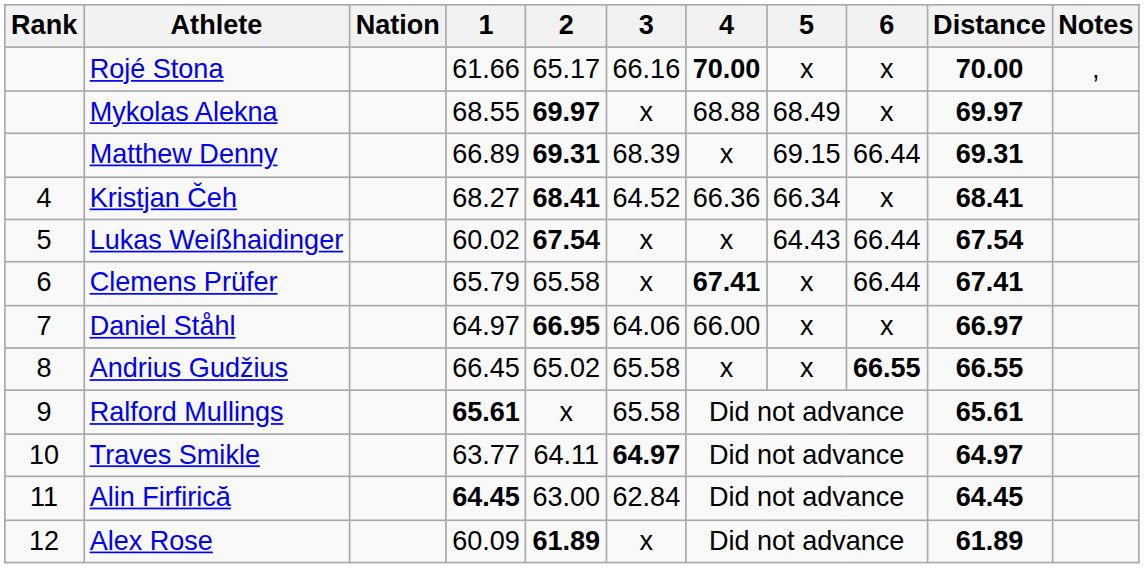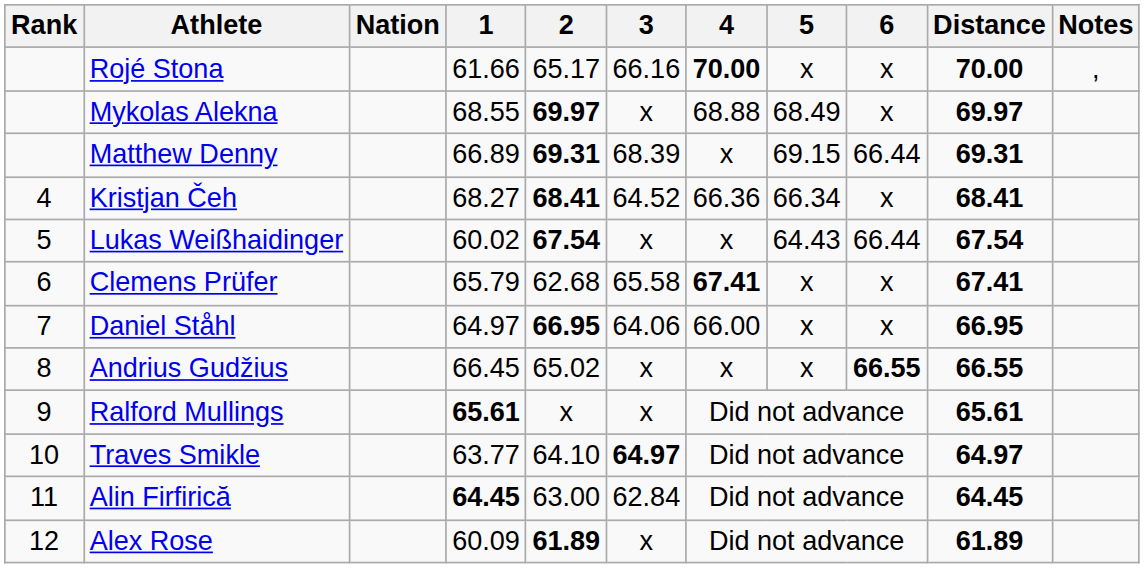(566, 283) 65.58 -> (566, 283) 62.68
(646, 283) x -> (646, 283) 65.58
(887, 283) 66.44 -> (887, 283) x
(989, 326) 66.97 -> (989, 326) 66.95
(646, 369) 65.58 -> (646, 369) x
(646, 411) 65.58 -> (646, 411) x
(566, 454) 64.11 -> (566, 454) 64.10
